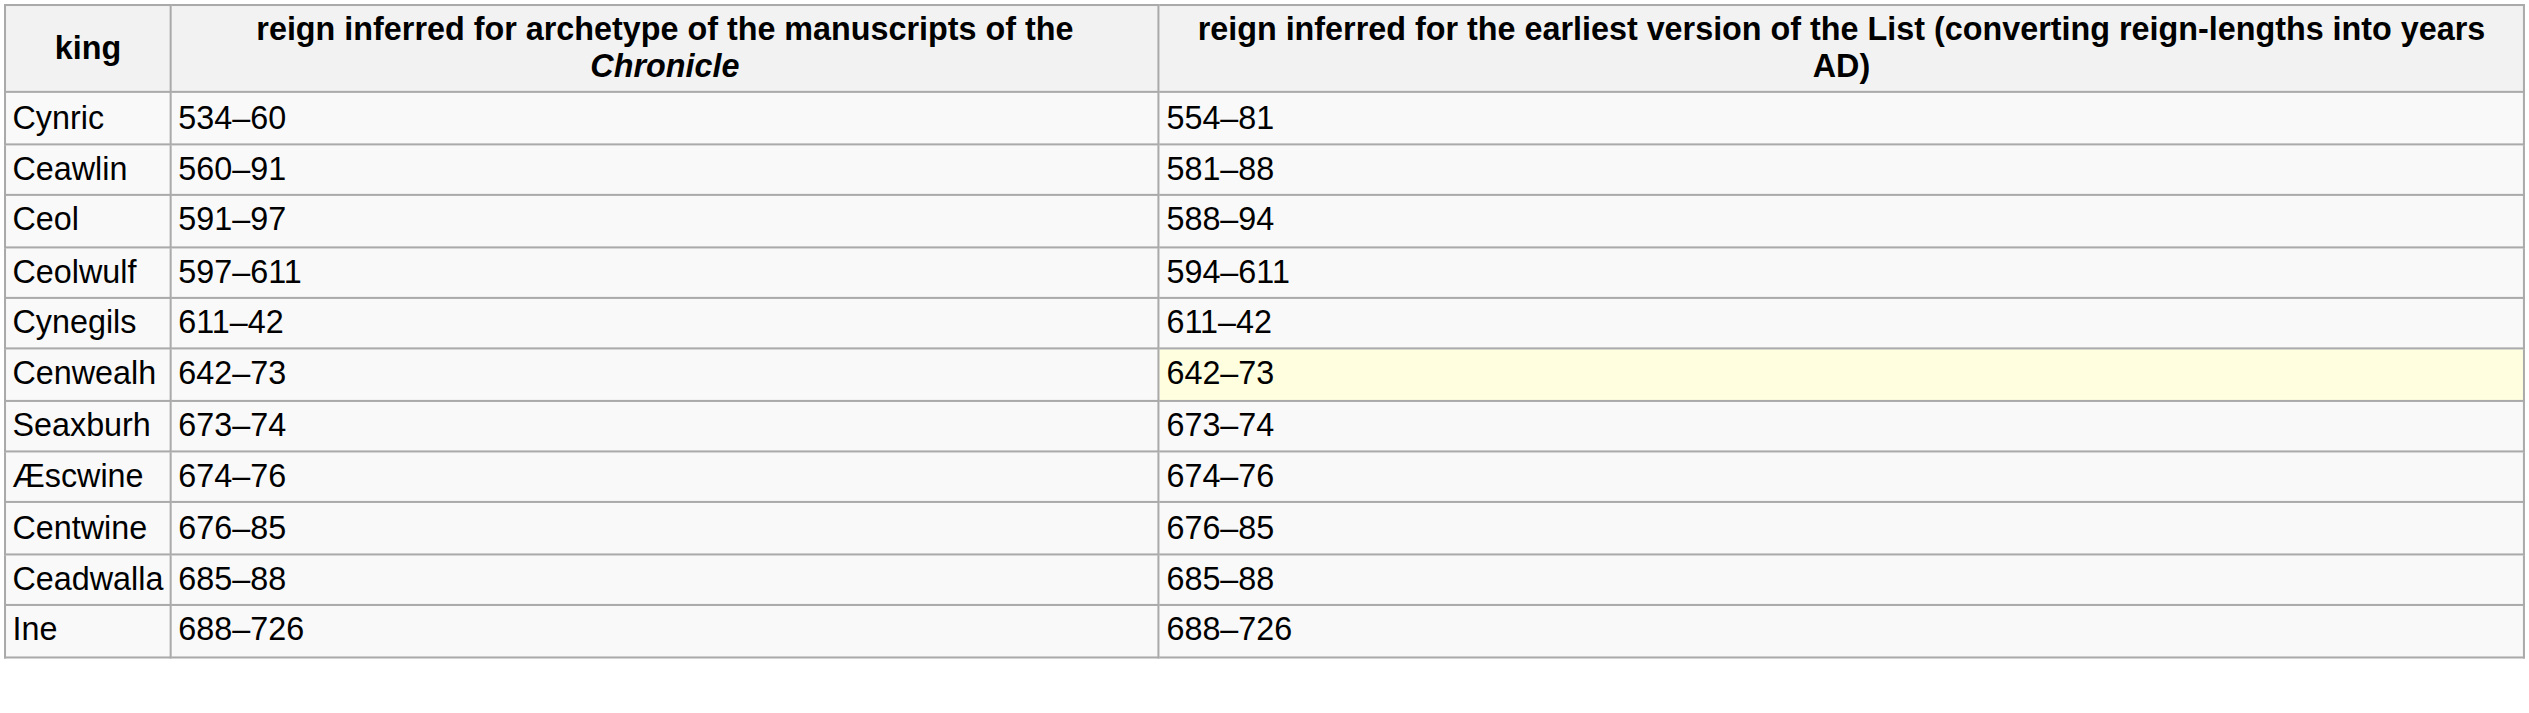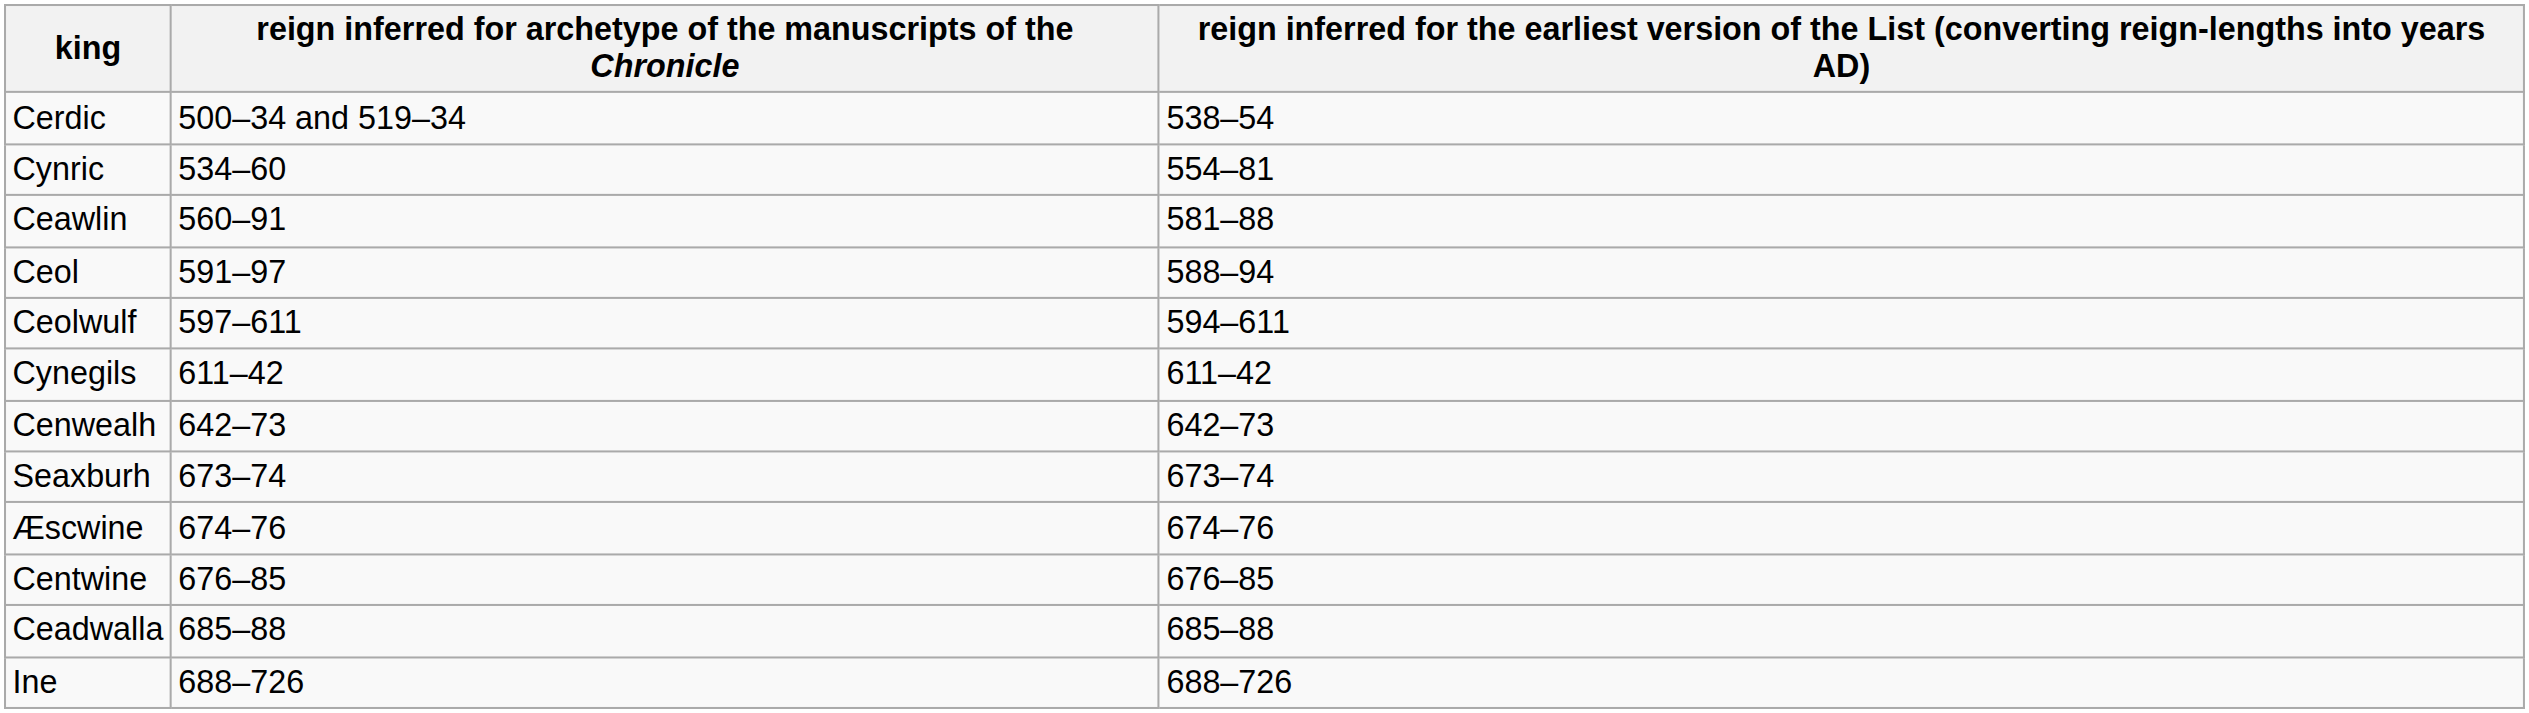+ row: (59, 117)
(1220, 374) lightyellow background -> (1220, 425) no background
